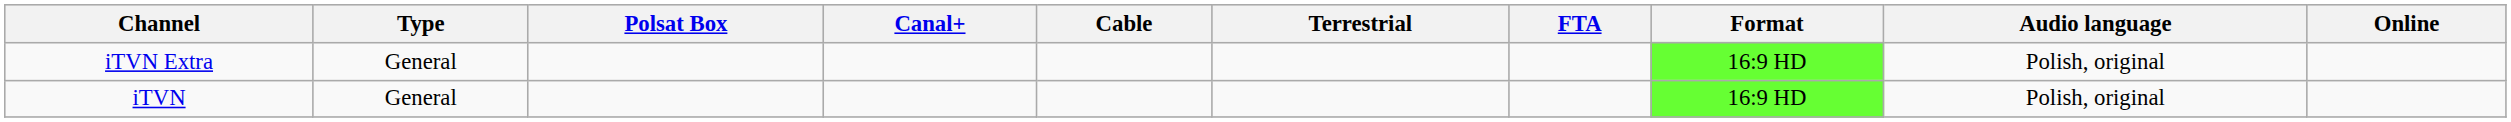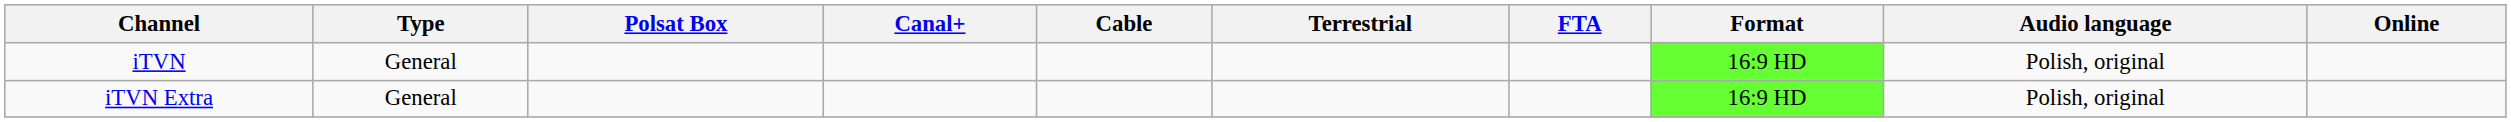rows swapped: (159, 98) <-> (159, 61)
